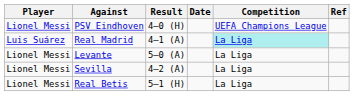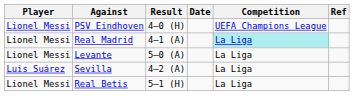(36, 40) Luis Suárez -> (38, 40) Lionel Messi
(38, 69) Lionel Messi -> (36, 69) Luis Suárez
